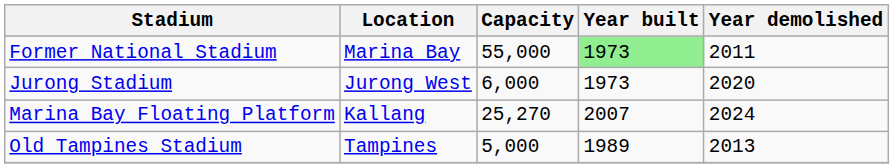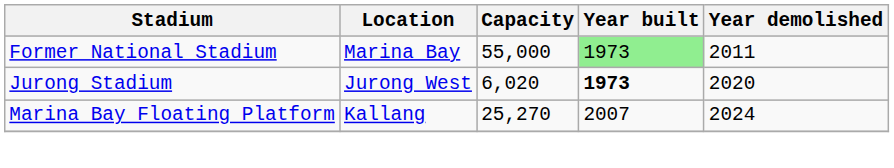(510, 84) 6,000 -> (510, 84) 6,020
(607, 84) normal -> (607, 84) bold
- row: (126, 147)
